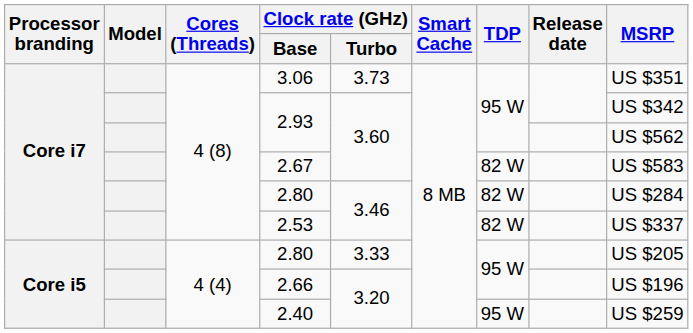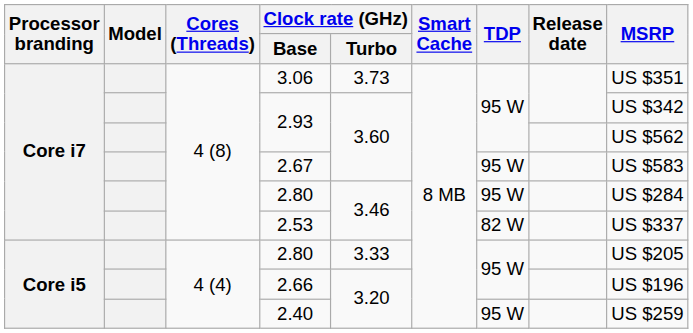(502, 166) 82 W -> (502, 166) 95 W
(502, 195) 82 W -> (502, 195) 95 W
